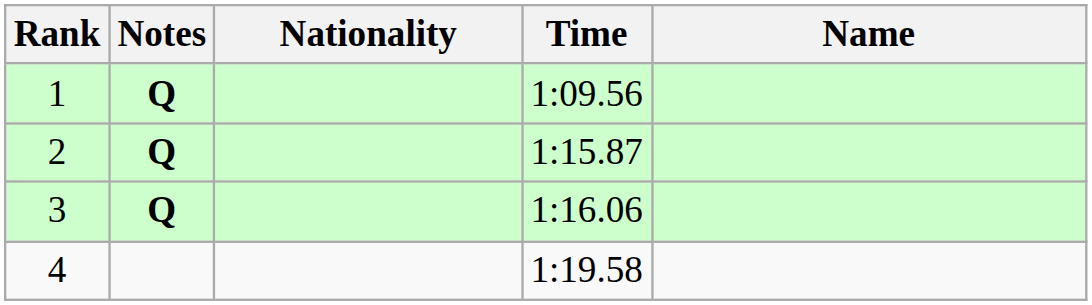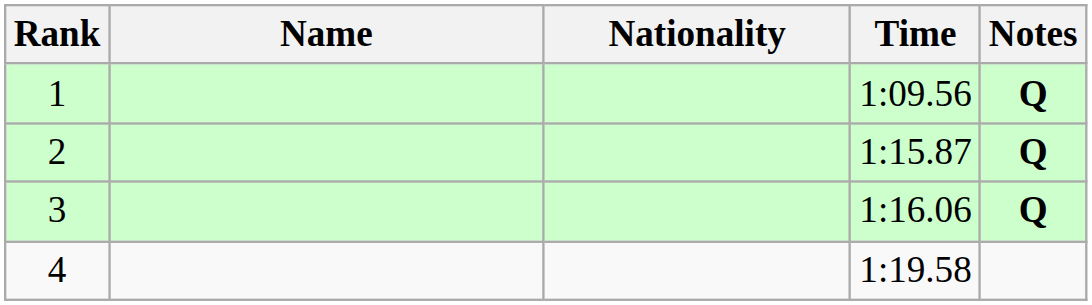columns swapped: (869, 33) <-> (162, 33)
